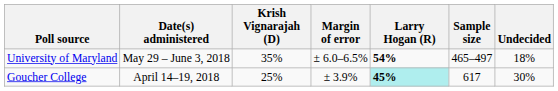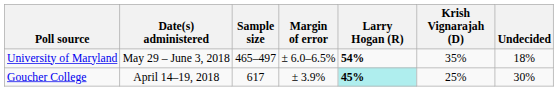columns swapped: (472, 33) <-> (272, 26)
